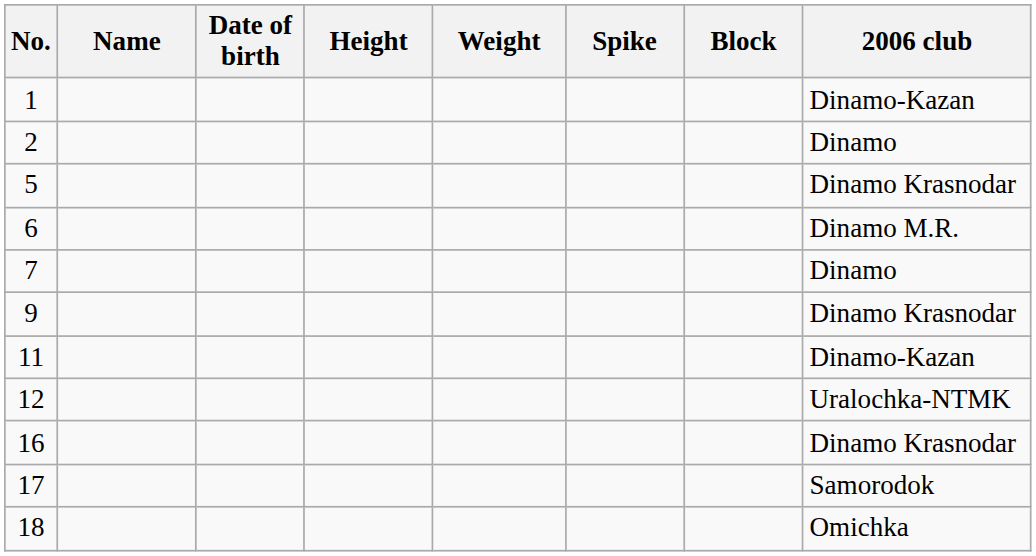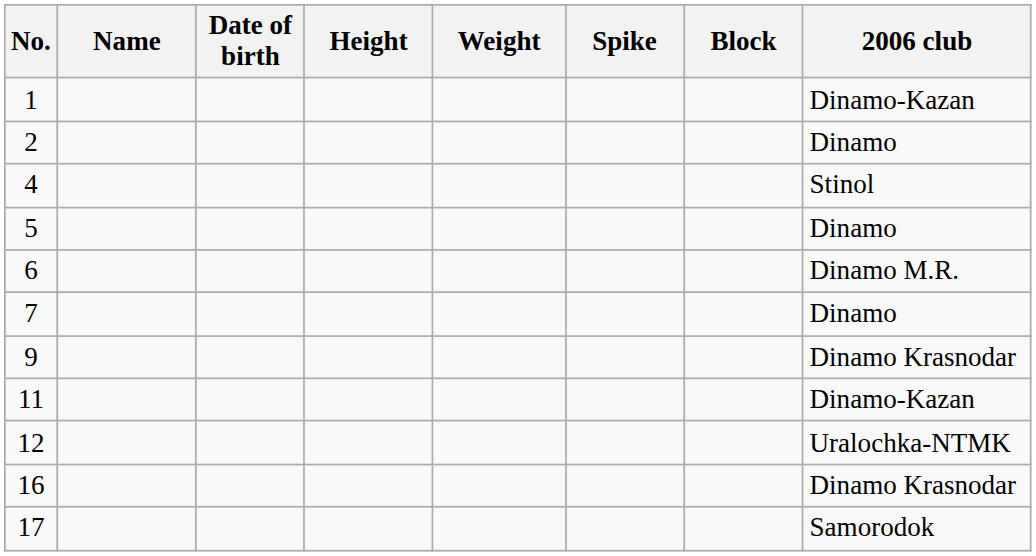+ row: (31, 185)
(913, 185) Dinamo Krasnodar -> (853, 227) Dinamo
- row: (31, 528)
